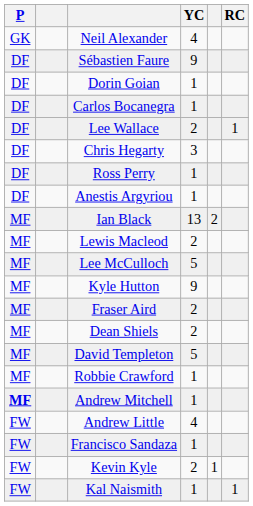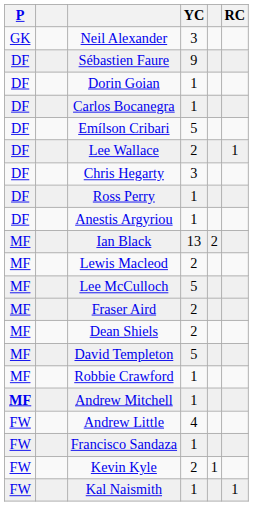(194, 38) 4 -> (194, 38) 3
+ row: (124, 128)
- row: (124, 286)
